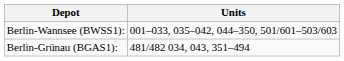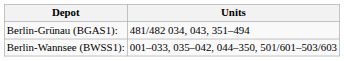rows swapped: (66, 30) <-> (62, 47)
